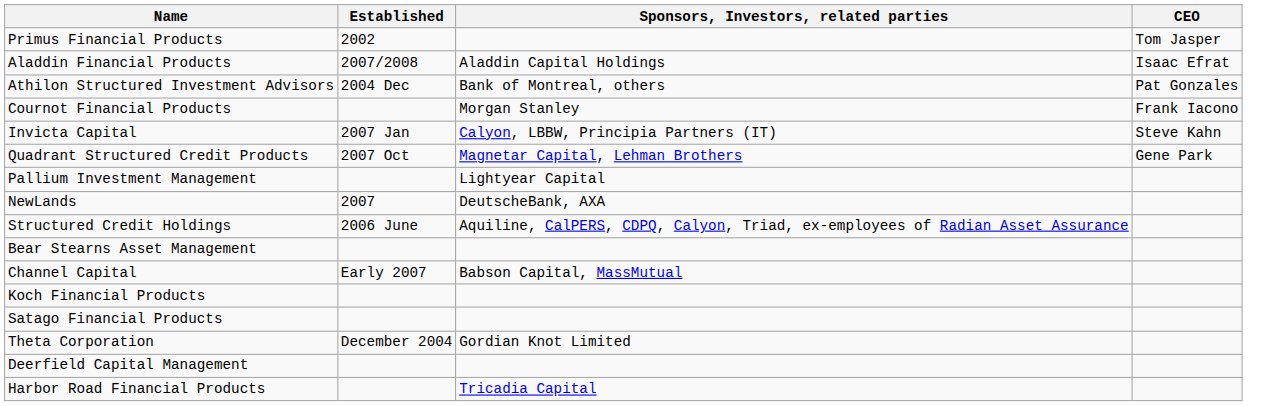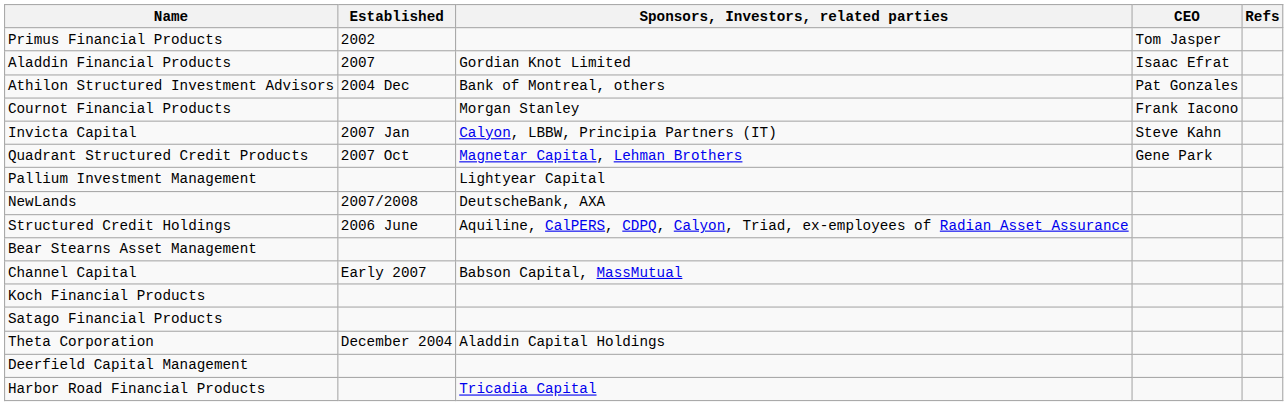+ column: (1262, 16)
(379, 63) 2007/2008 -> (358, 63) 2007
(562, 63) Aladdin Capital Holdings -> (545, 63) Gordian Knot Limited
(358, 203) 2007 -> (379, 203) 2007/2008
(545, 342) Gordian Knot Limited -> (562, 342) Aladdin Capital Holdings
